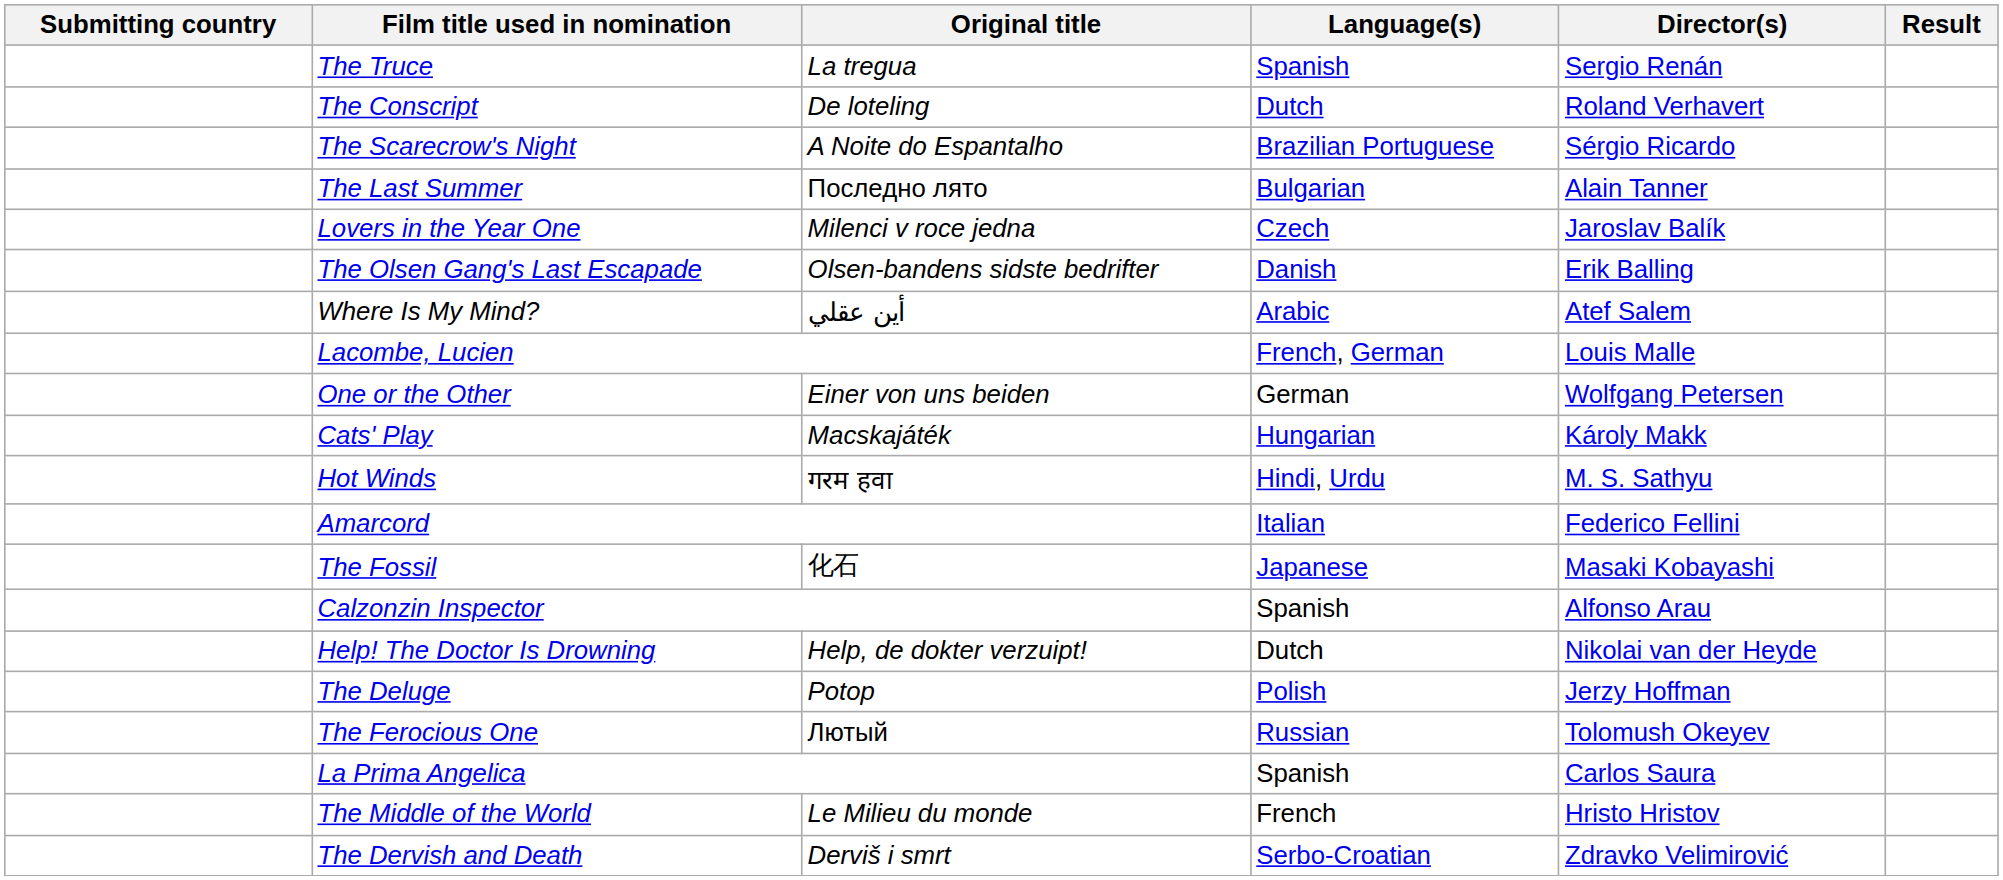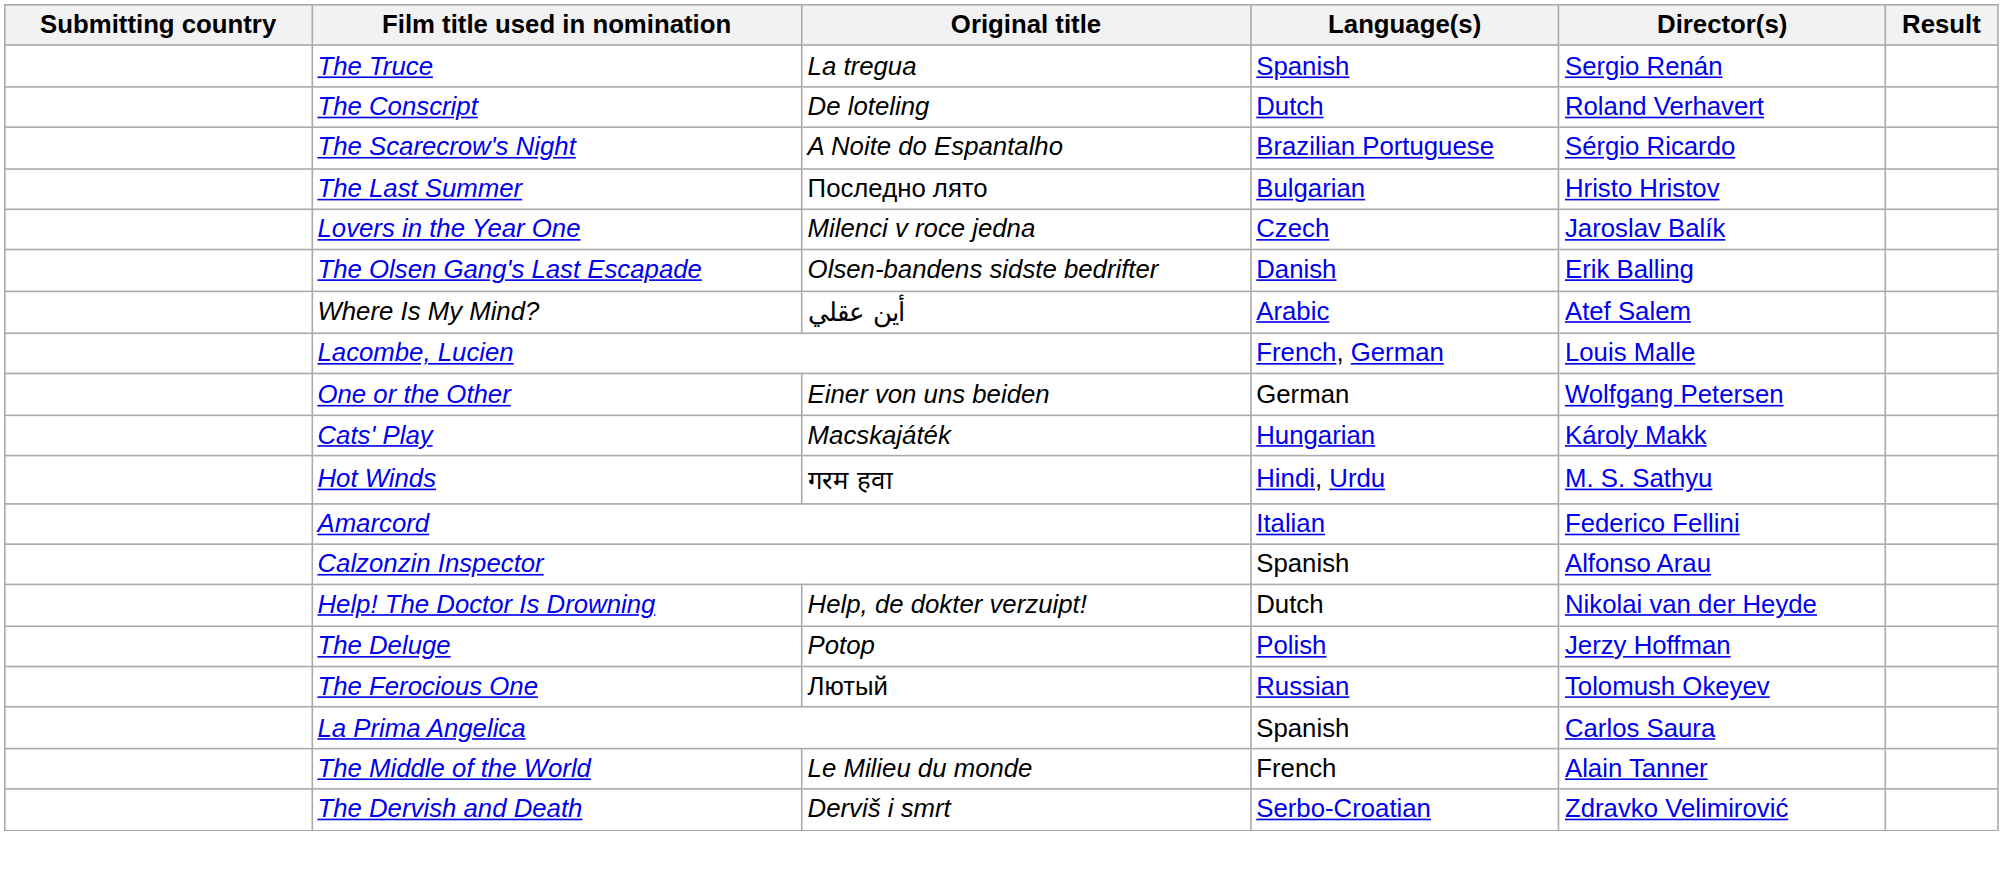(1636, 188) Alain Tanner -> (1642, 188) Hristo Hristov
- row: (377, 566)
(1642, 814) Hristo Hristov -> (1636, 768) Alain Tanner
